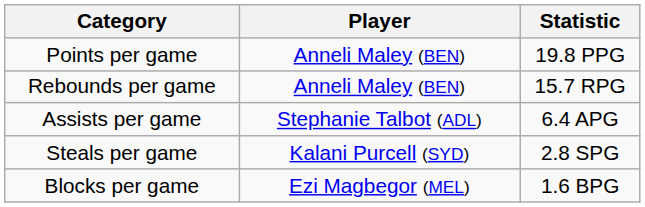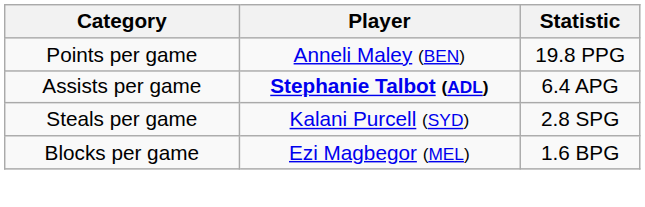- row: (122, 87)
(379, 120) normal -> (379, 87) bold
